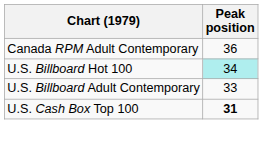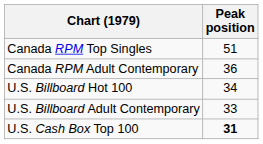+ row: (80, 48)
(230, 68) paleturquoise background -> (230, 88) no background
